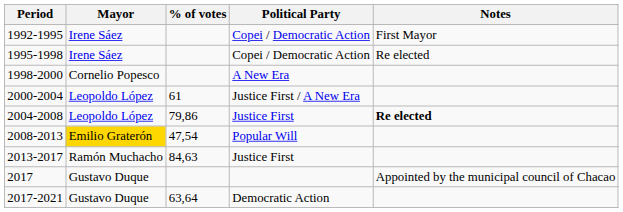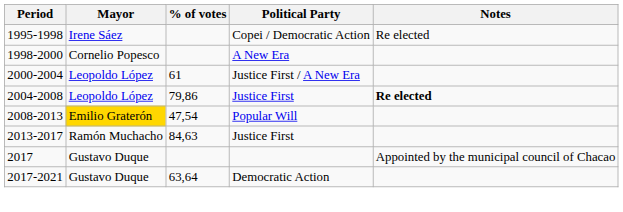- row: (35, 34)
